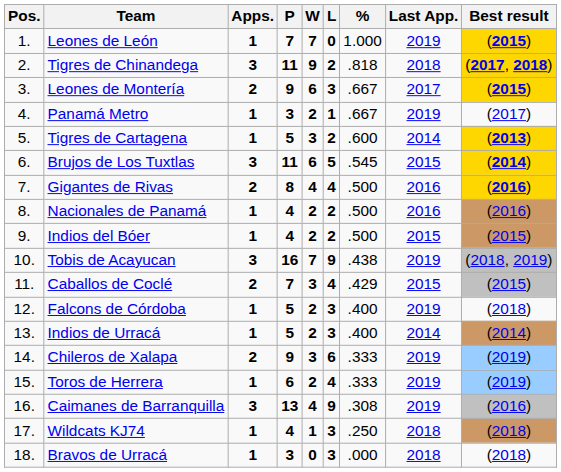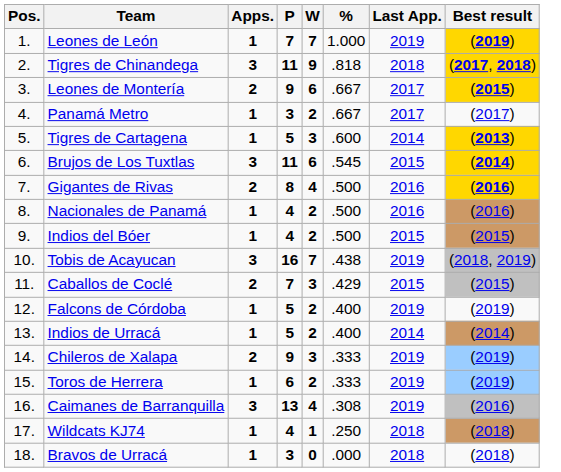- column: (332, 16)
(509, 41) (2015) -> (492, 41) (2019)
(424, 114) 2019 -> (407, 114) 2017
(509, 308) (2018) -> (492, 308) (2019)
